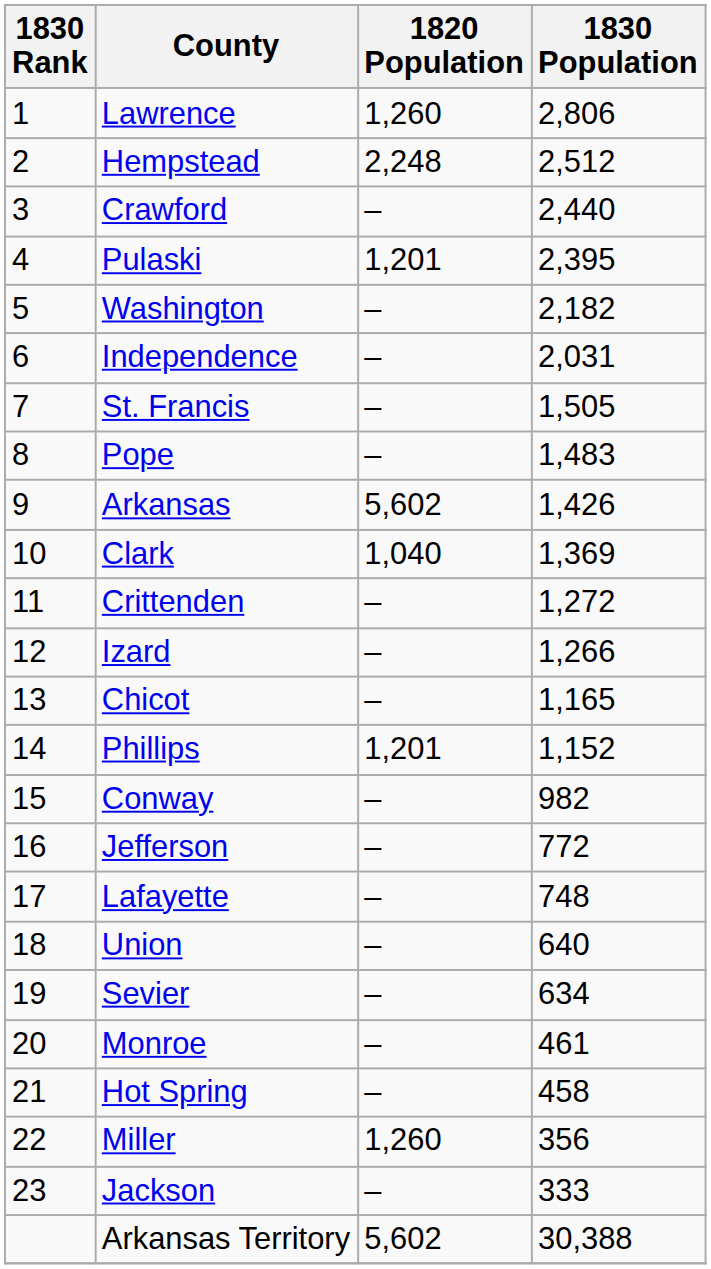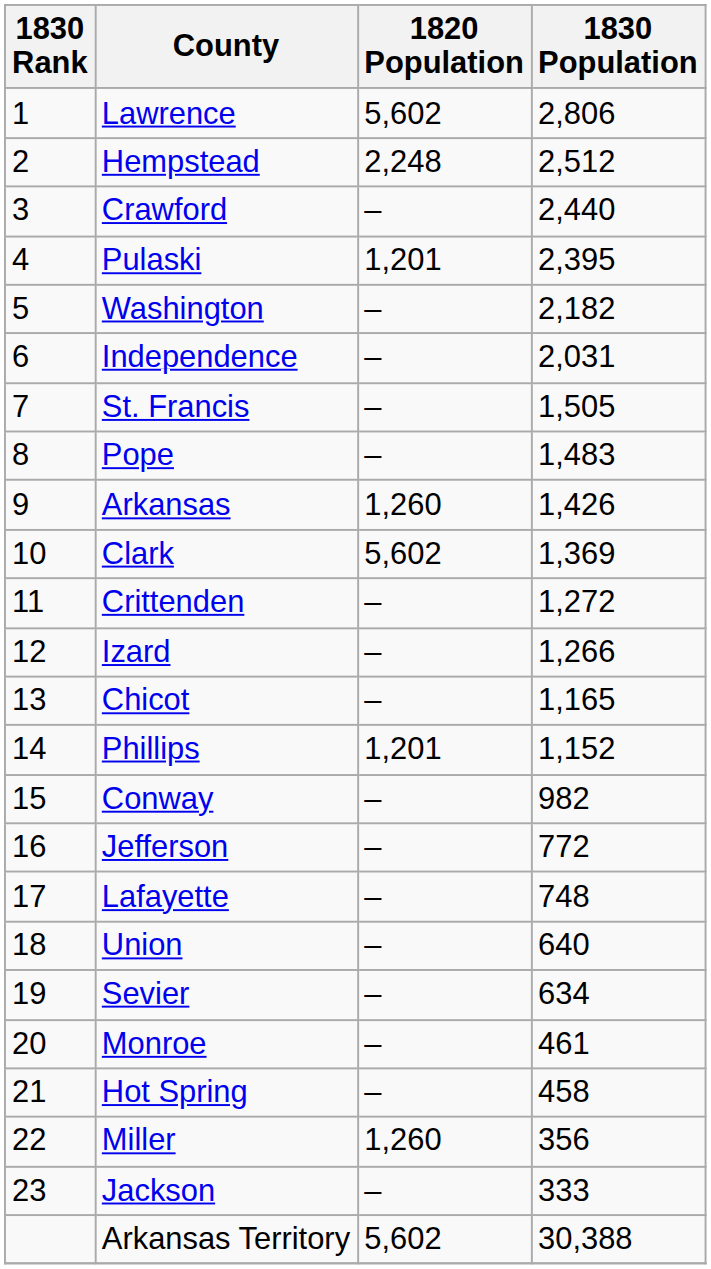(403, 112) 1,260 -> (403, 112) 5,602
(403, 504) 5,602 -> (403, 504) 1,260
(403, 553) 1,040 -> (403, 553) 5,602
